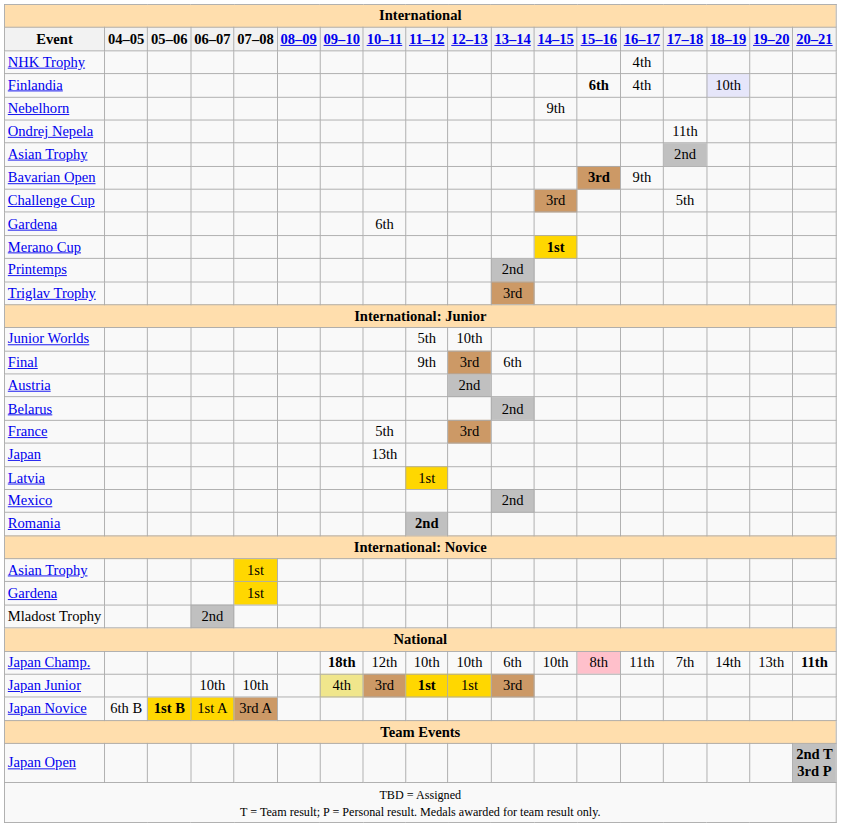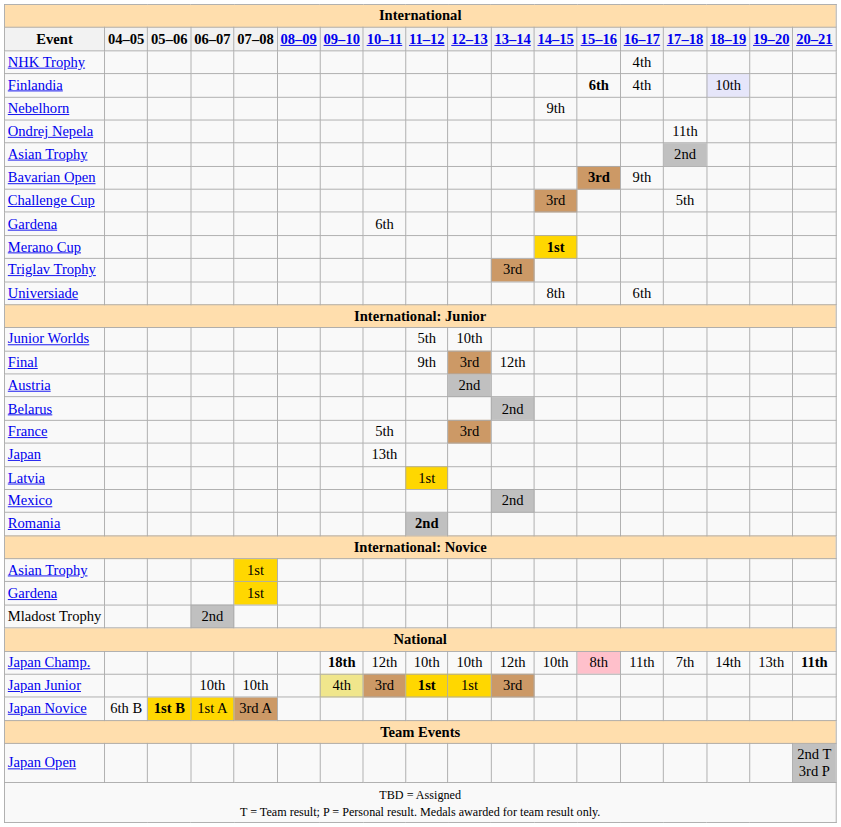- row: (37, 270)
+ row: (43, 293)
(513, 362) 6th -> (513, 362) 12th
(513, 662) 6th -> (513, 662) 12th
(814, 763) bold -> (814, 763) normal
